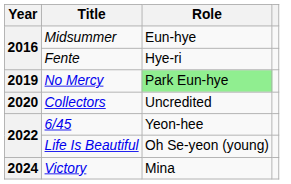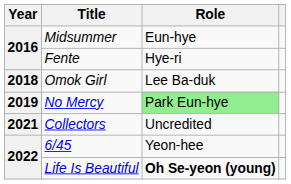+ row: (76, 80)
(23, 102) 2020 -> (23, 124) 2021
(207, 146) normal -> (210, 168) bold
- row: (65, 168)
